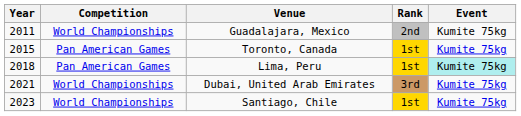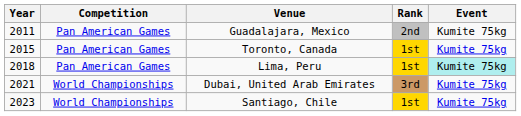(113, 31) World Championships -> (113, 31) Pan American Games
